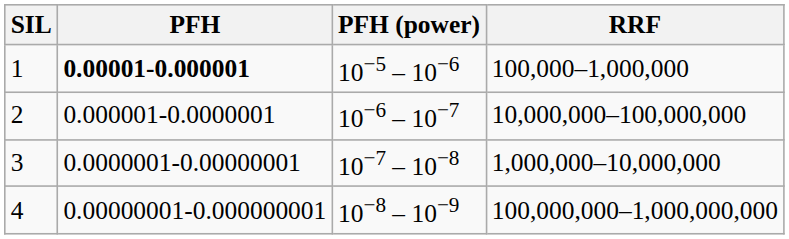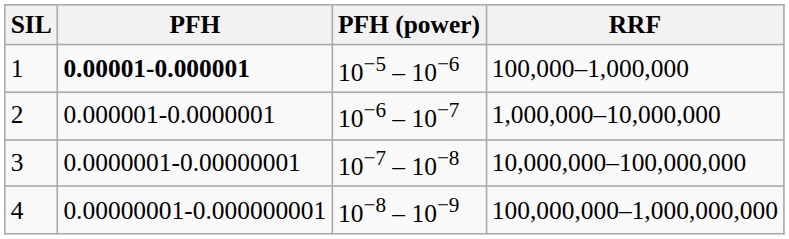(619, 115) 10,000,000–100,000,000 -> (606, 115) 1,000,000–10,000,000
(606, 162) 1,000,000–10,000,000 -> (619, 162) 10,000,000–100,000,000
